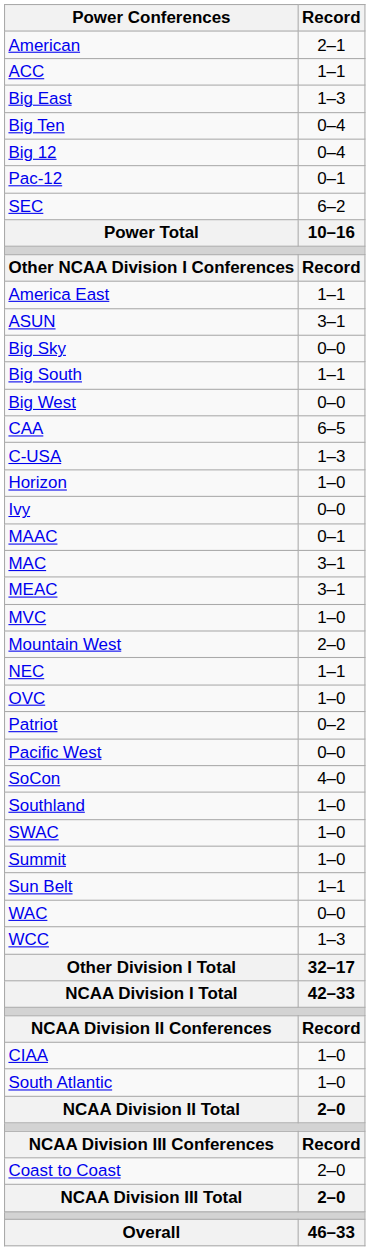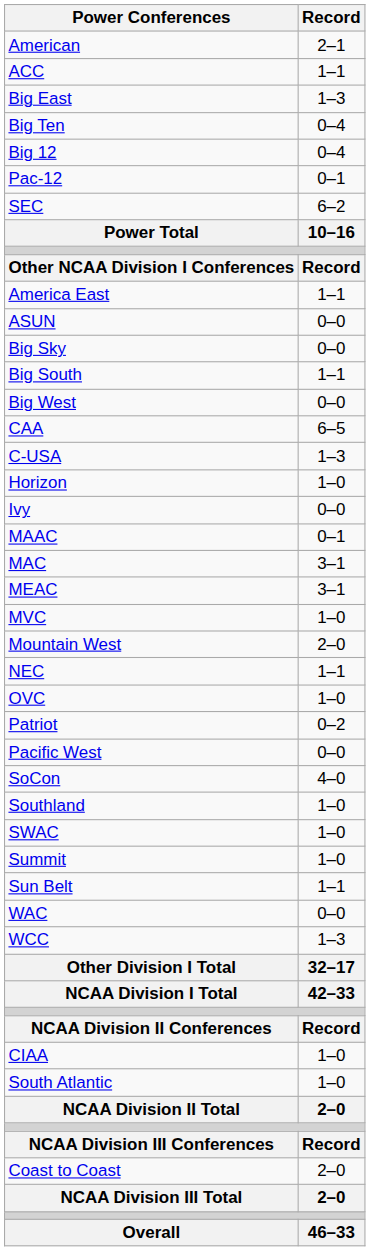(331, 321) 3–1 -> (331, 321) 0–0
